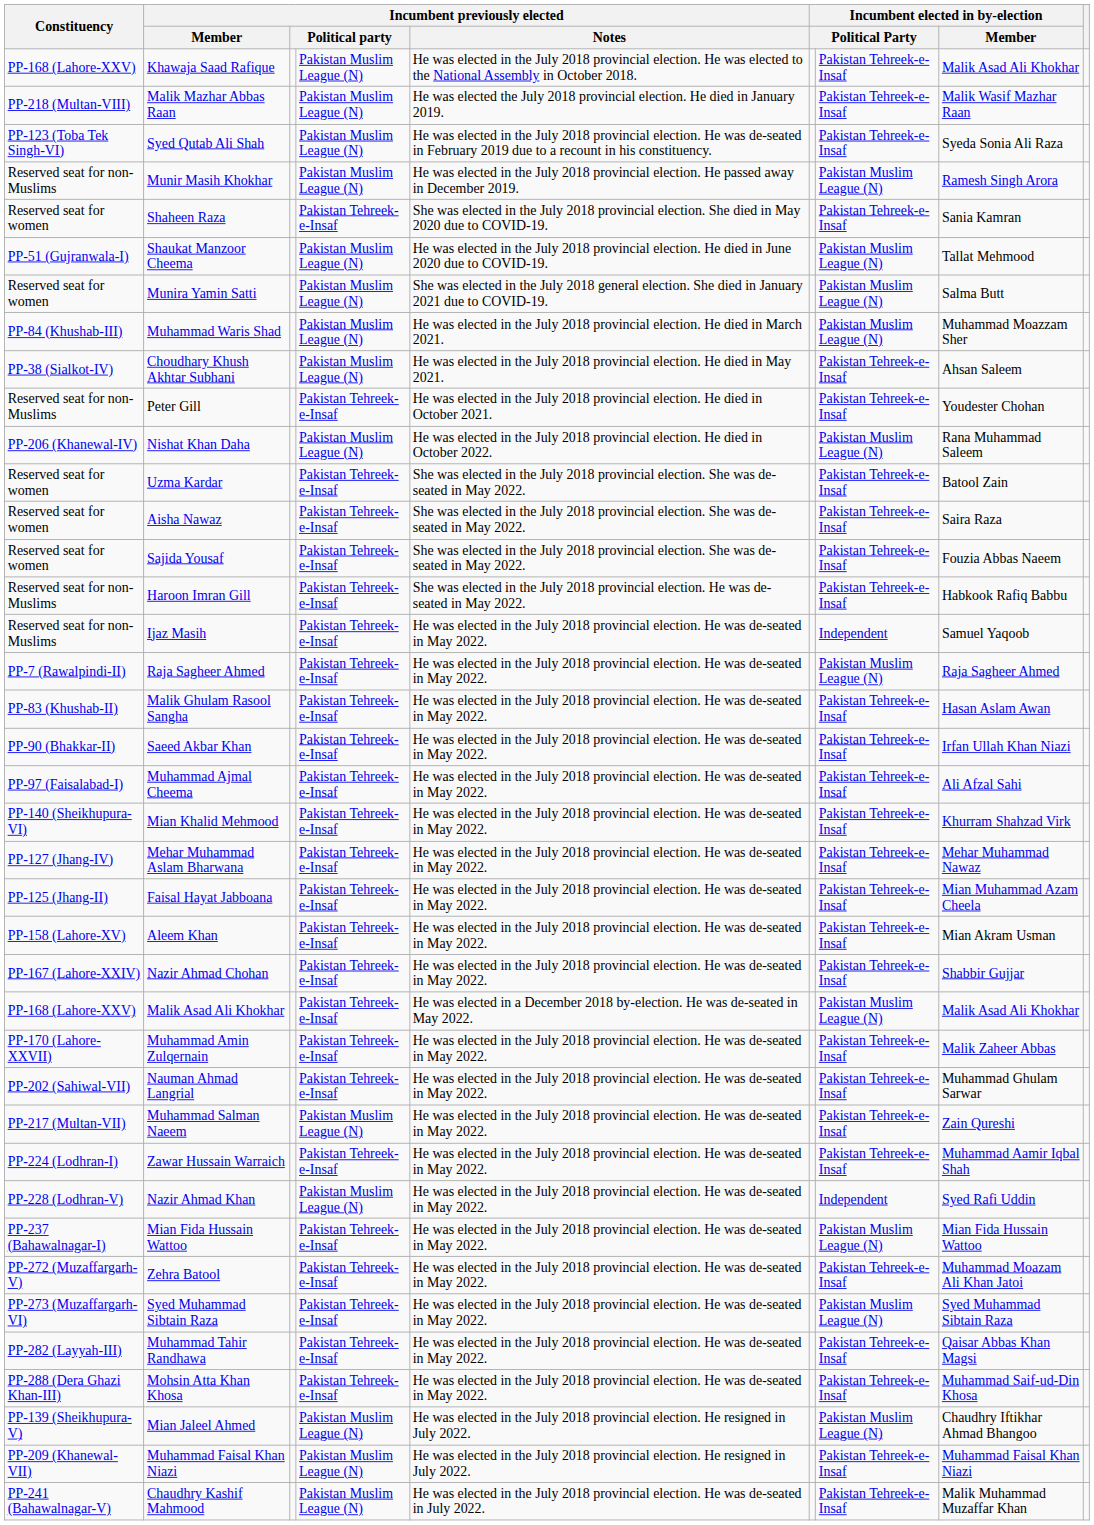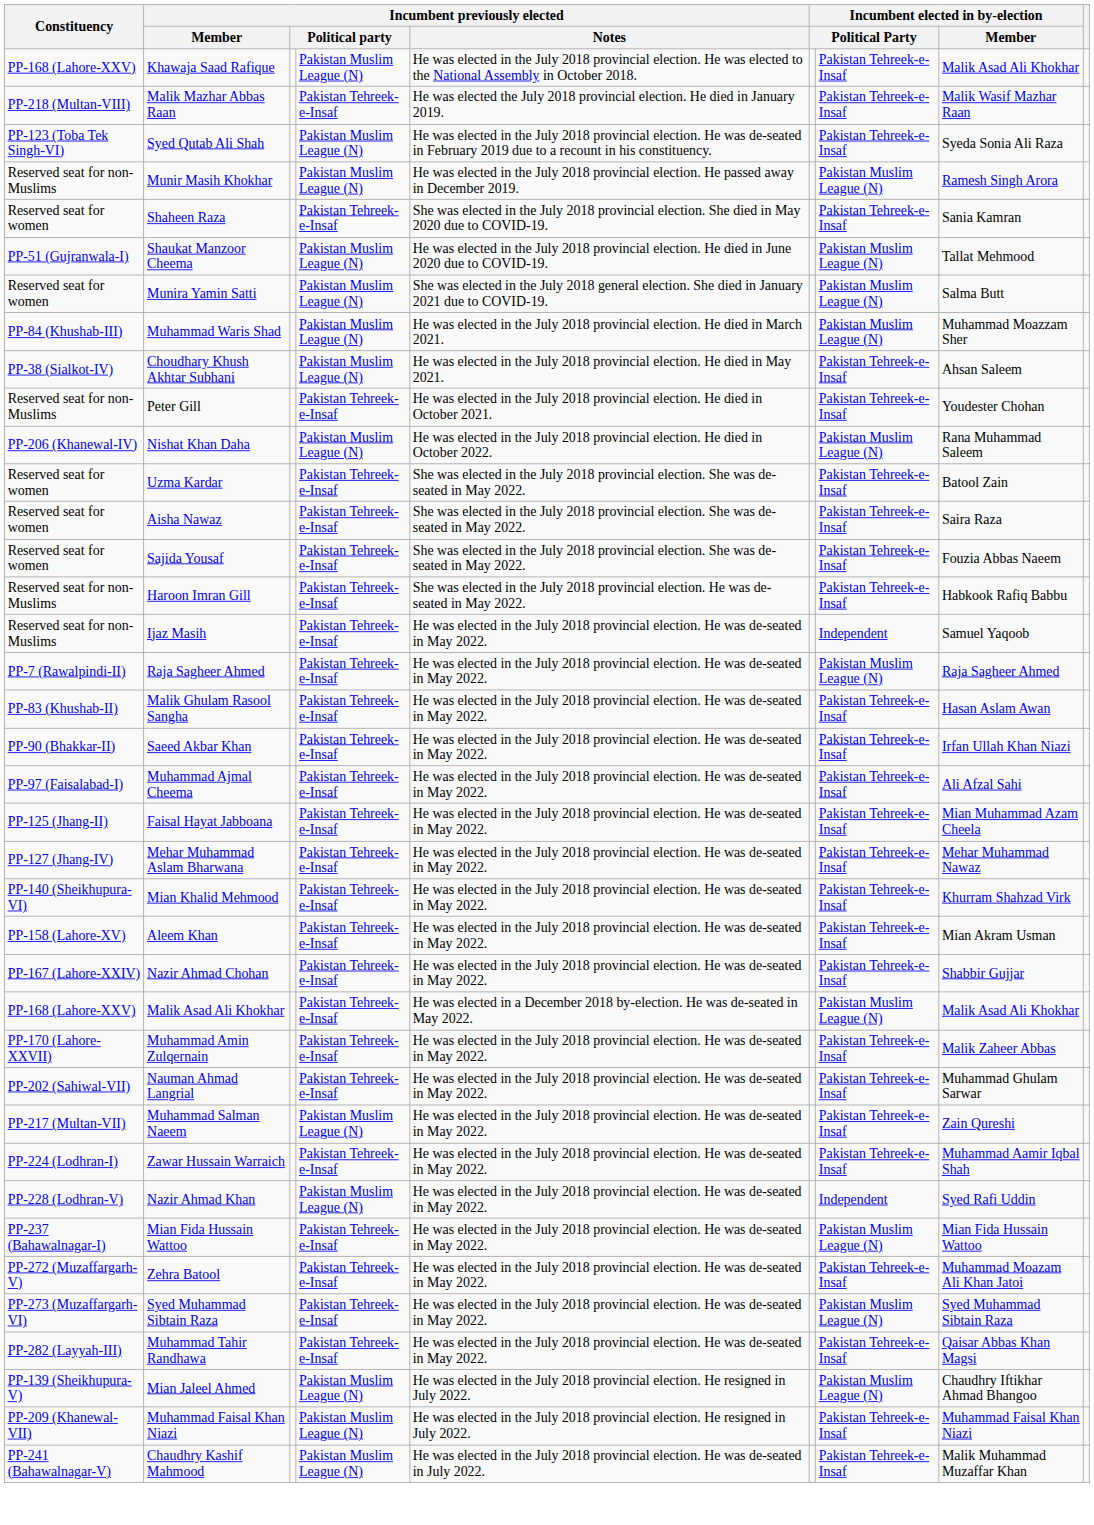(346, 105) Pakistan Muslim League (N) -> (349, 105) Pakistan Tehreek-e-Insaf
rows swapped: (210, 897) <-> (213, 822)
- row: (198, 1388)
